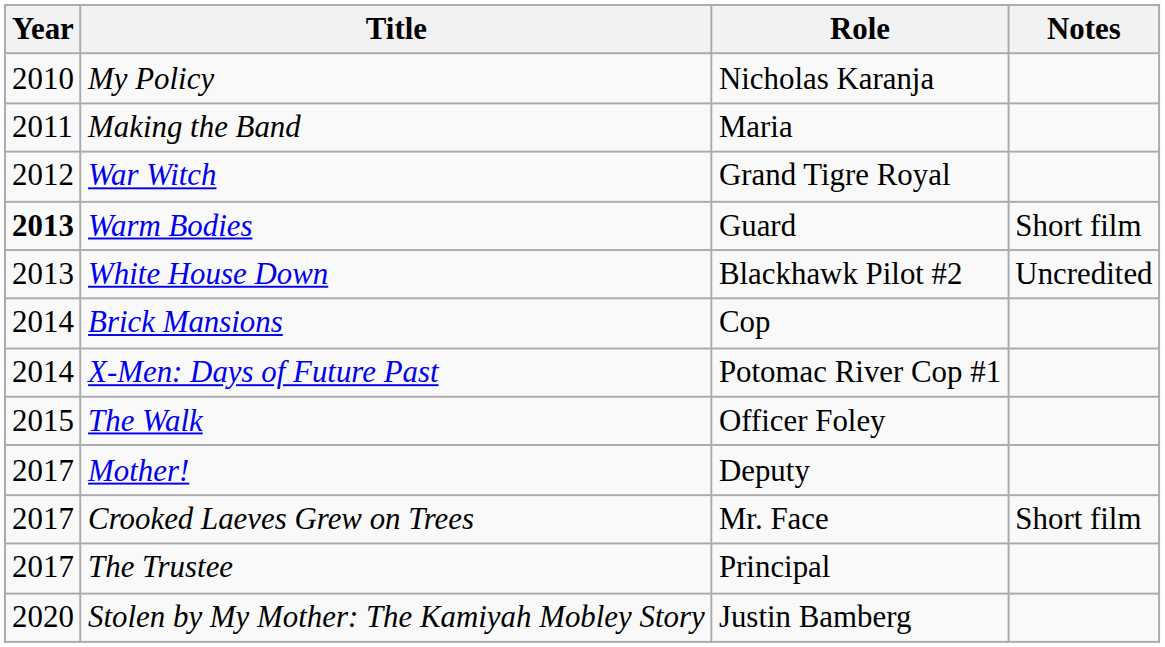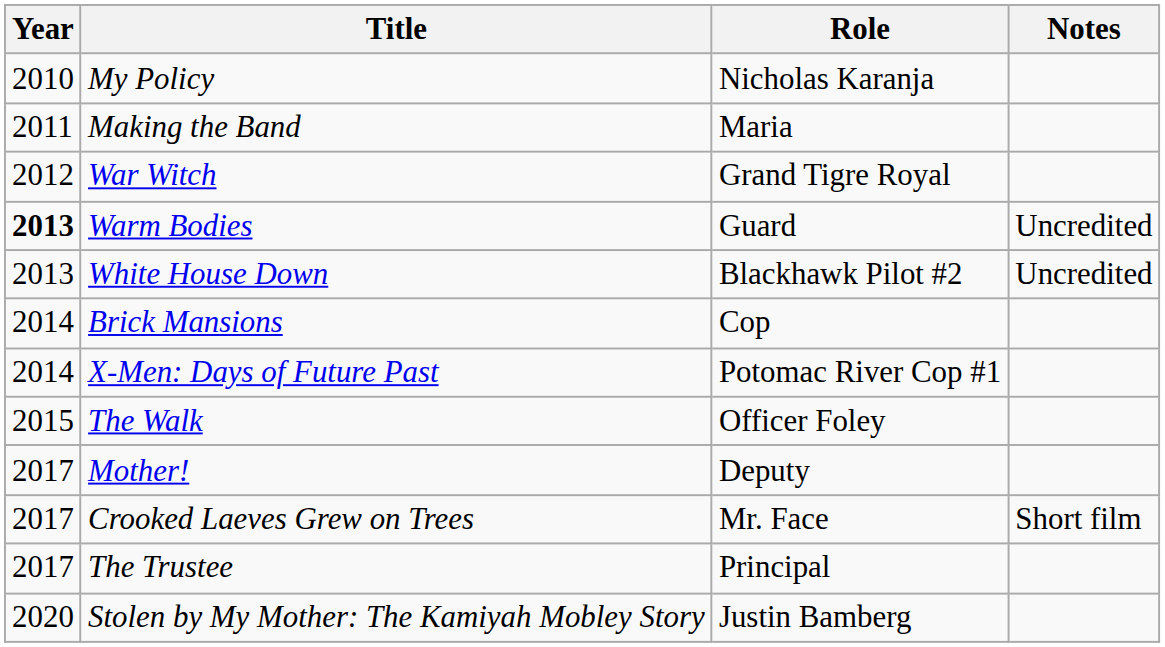(1078, 224) Short film -> (1084, 224) Uncredited
